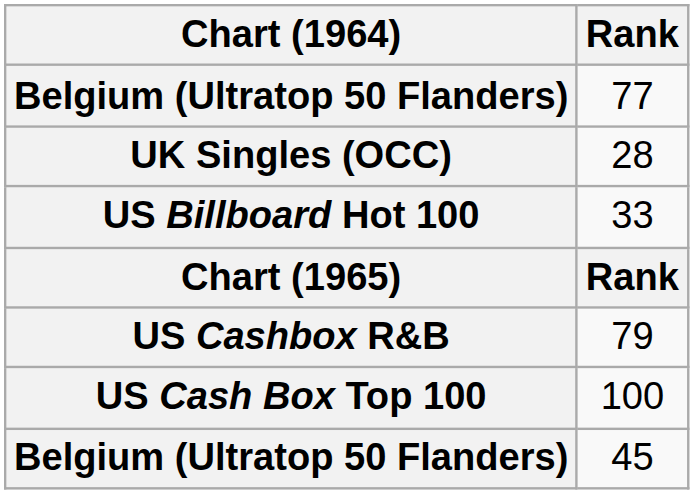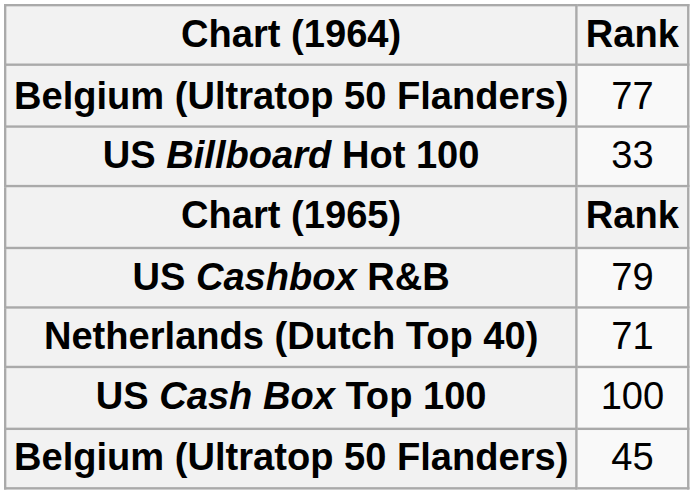- row: (632, 155)
+ row: (632, 336)
